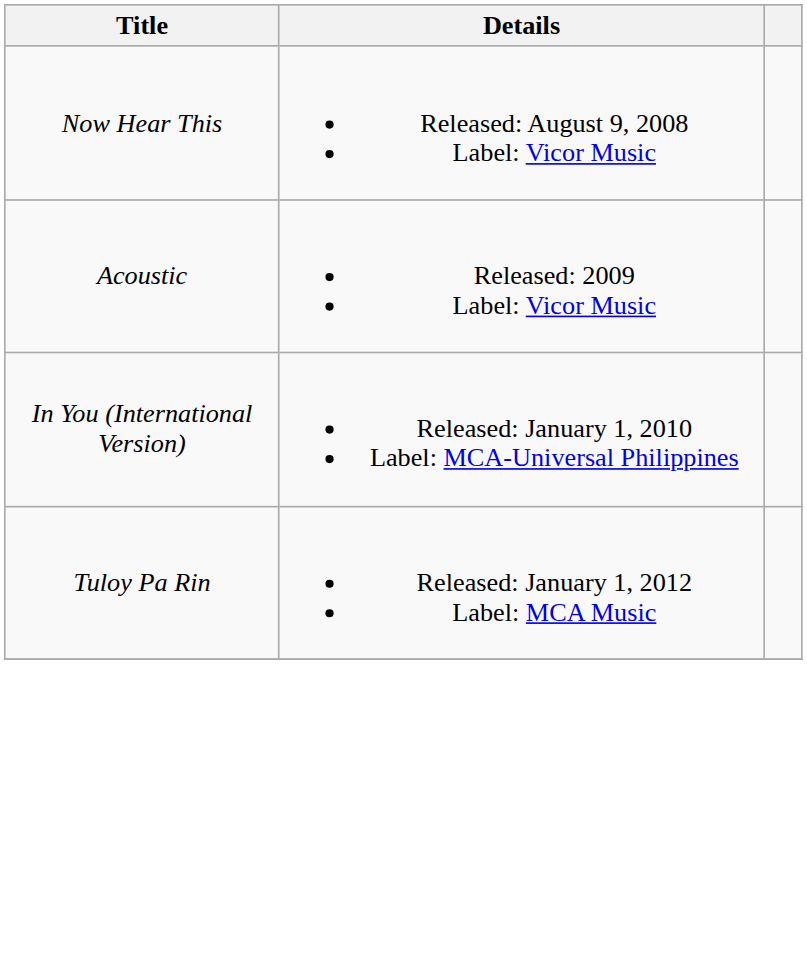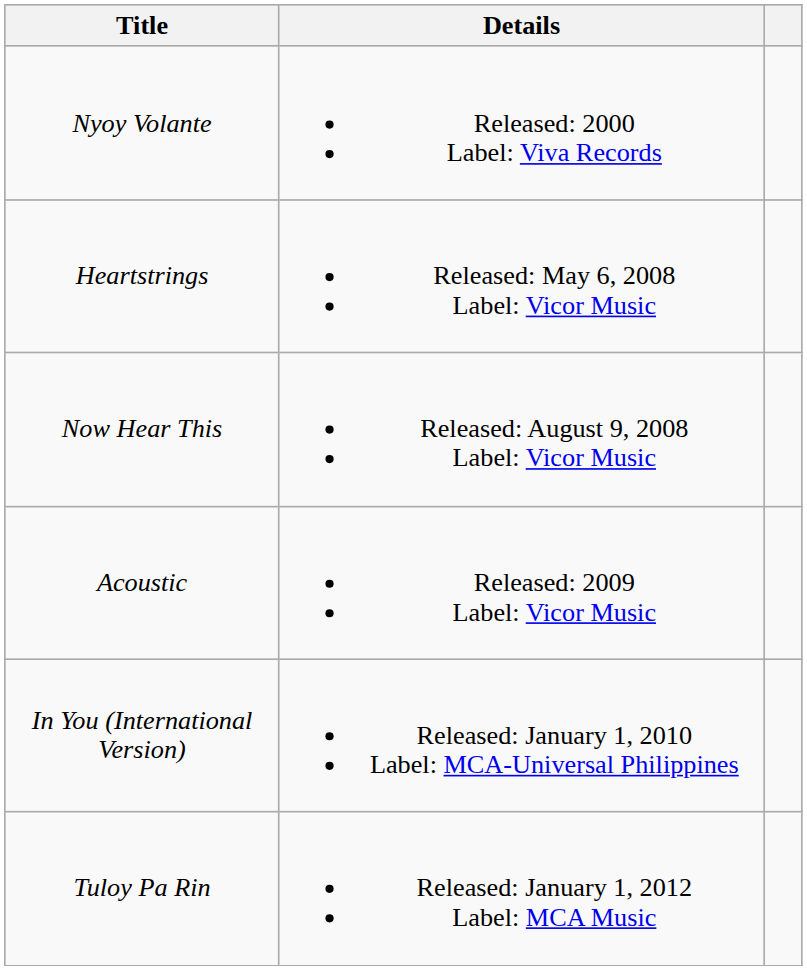+ row: (142, 122)
+ row: (142, 275)
